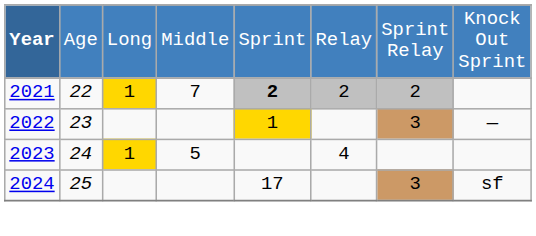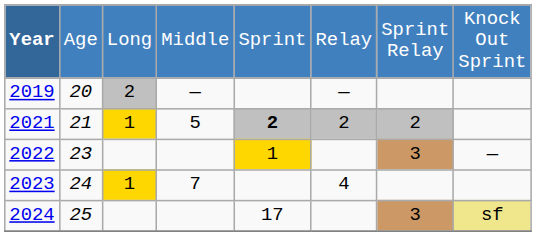+ row: (32, 94)
(81, 94) 22 -> (81, 124) 21
(195, 94) 7 -> (195, 124) 5
(195, 155) 5 -> (195, 185) 7
(492, 185) no background -> (492, 216) khaki background
